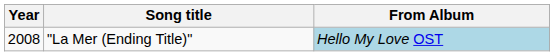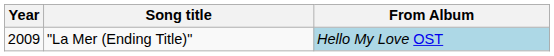(24, 39) 2008 -> (24, 39) 2009
